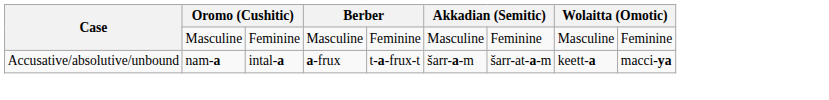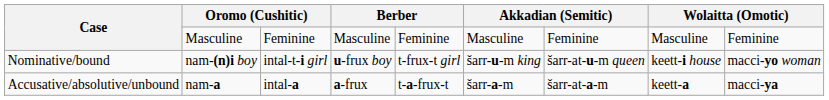+ row: (59, 61)
